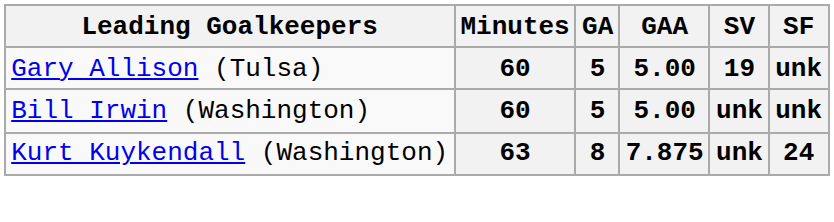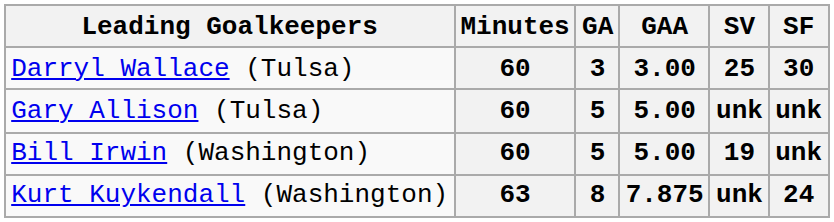+ row: (183, 69)
(739, 69) 19 -> (739, 111) unk
(739, 111) unk -> (739, 153) 19
